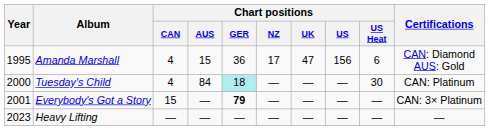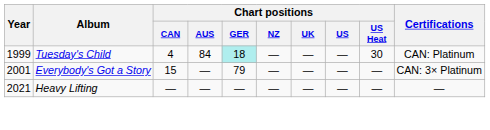- row: (77, 60)
(19, 83) 2000 -> (19, 54) 1999
(239, 100) bold -> (239, 71) normal
(19, 117) 2023 -> (19, 88) 2021
